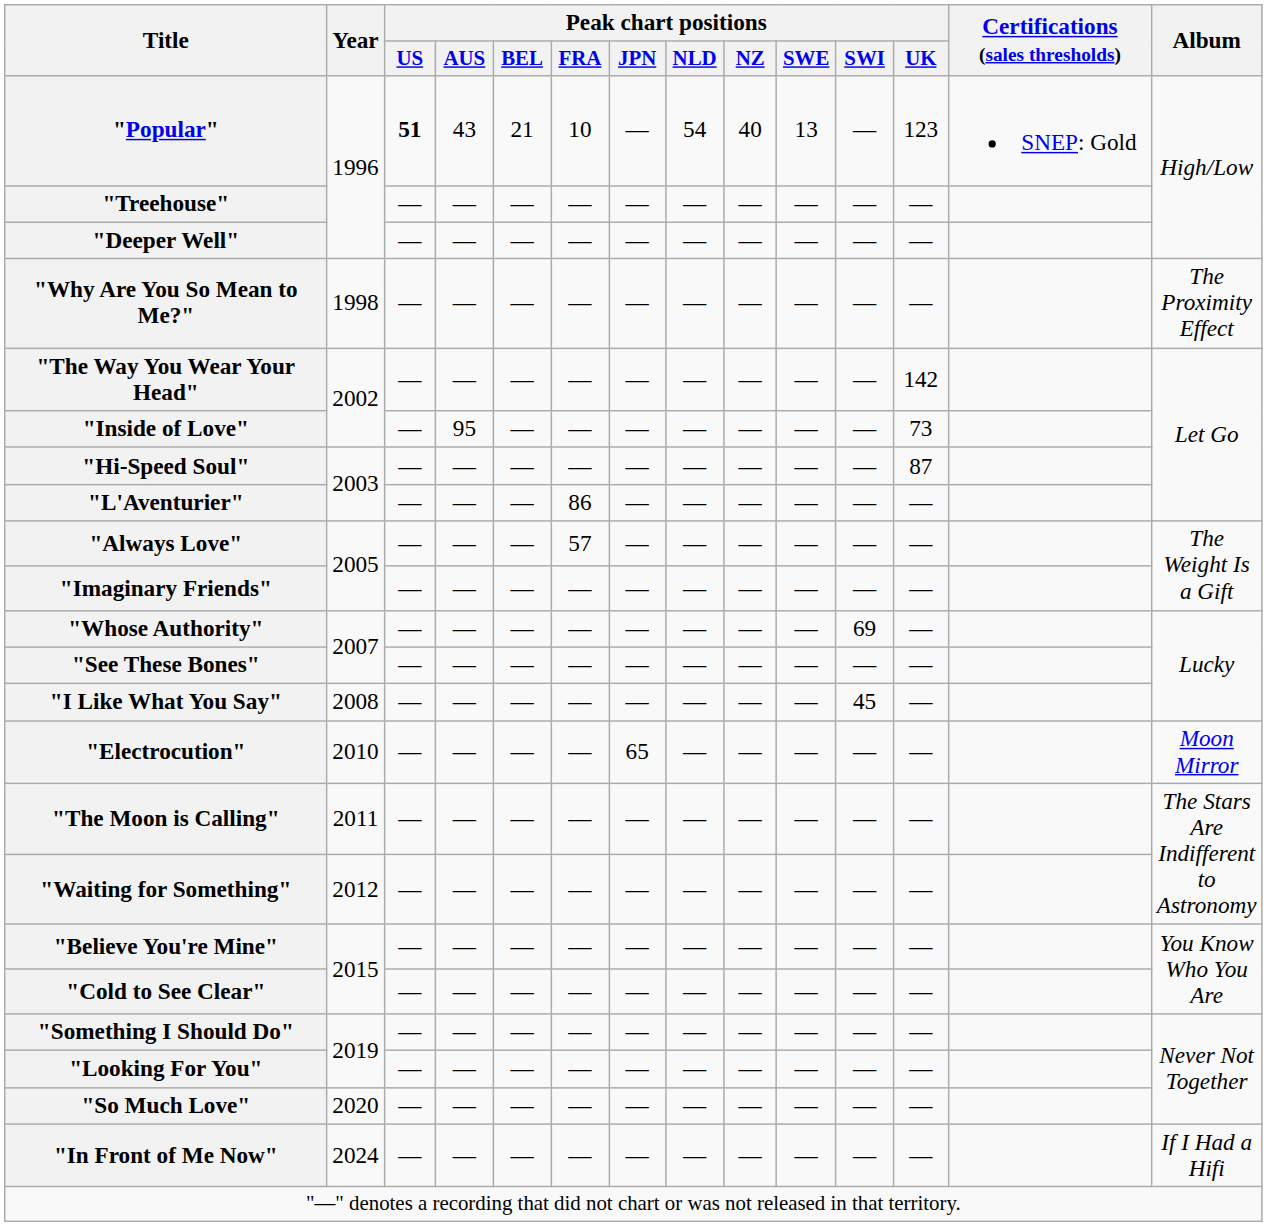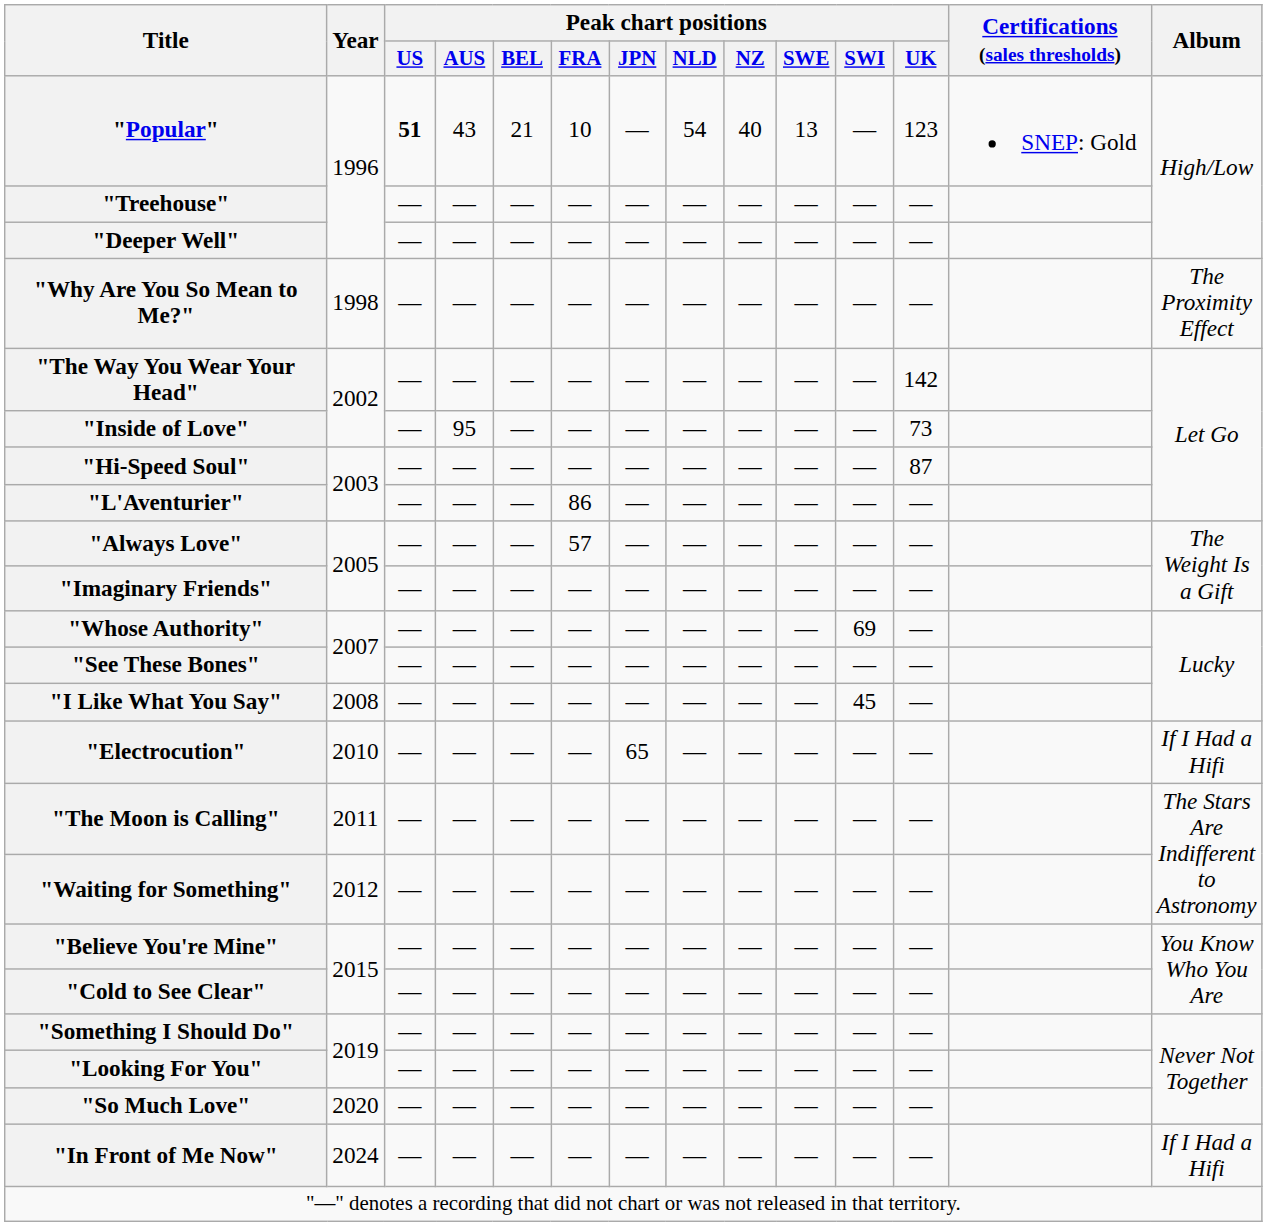(1207, 751) Moon Mirror -> (1207, 751) If I Had a Hifi
